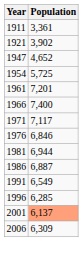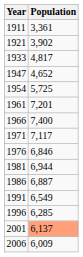+ row: (16, 58)
(42, 228) 6,309 -> (42, 244) 6,009
